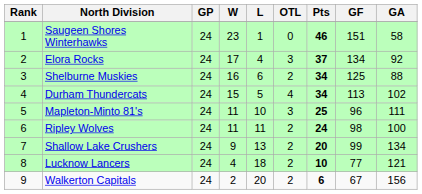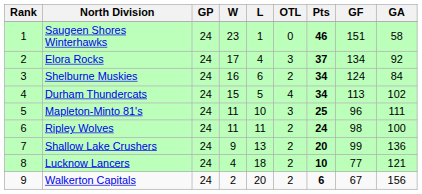(356, 77) 125 -> (356, 77) 124
(397, 77) 88 -> (397, 77) 84
(397, 146) 134 -> (397, 146) 136
